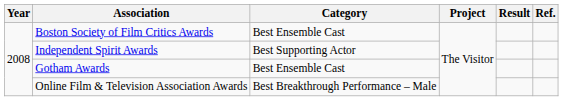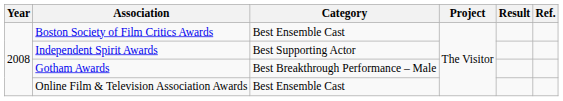(299, 68) Best Ensemble Cast -> (344, 68) Best Breakthrough Performance – Male
(344, 86) Best Breakthrough Performance – Male -> (299, 86) Best Ensemble Cast
